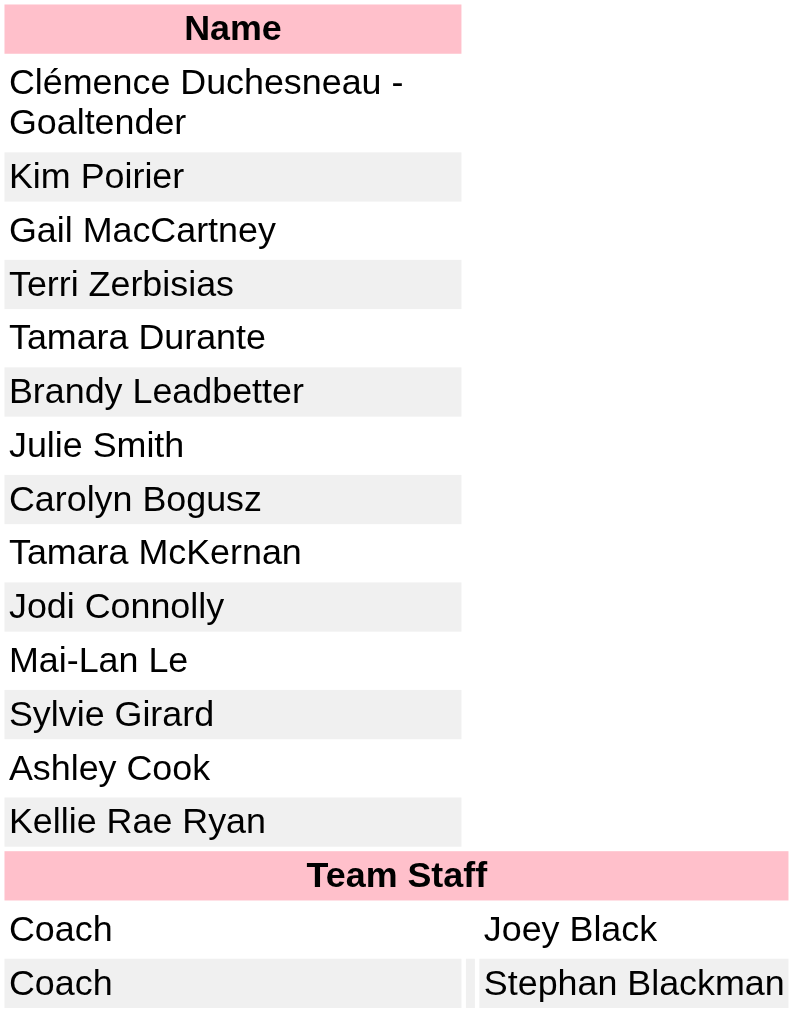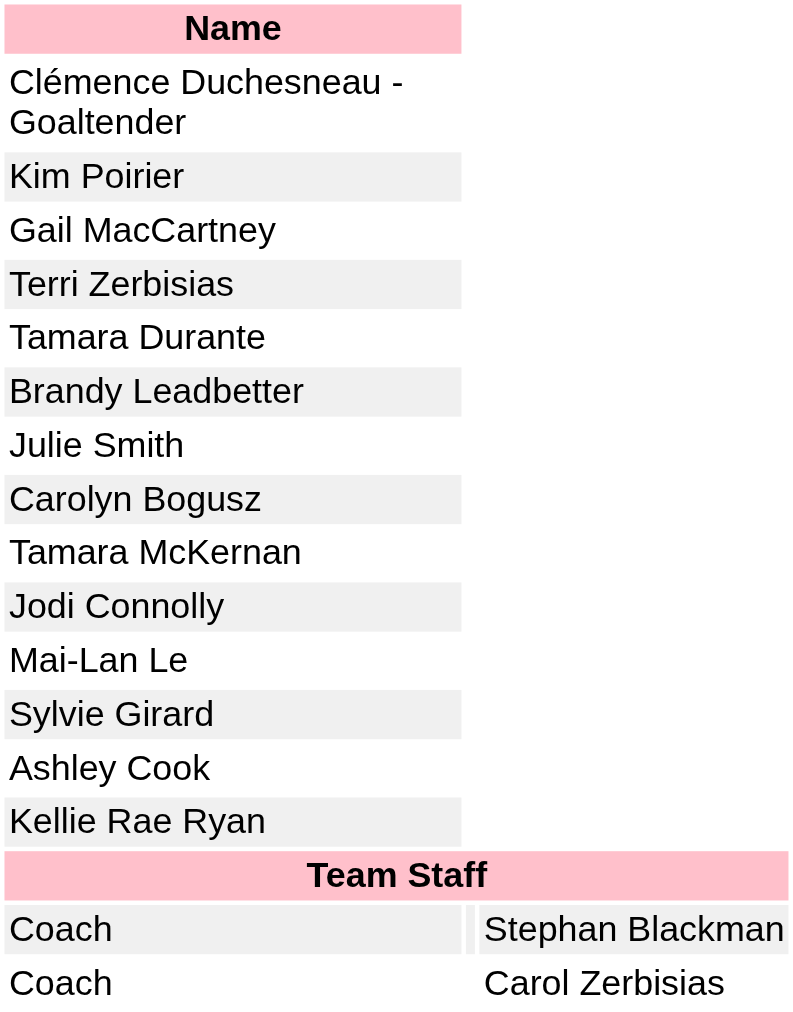- row: (61, 928)
+ row: (61, 982)
